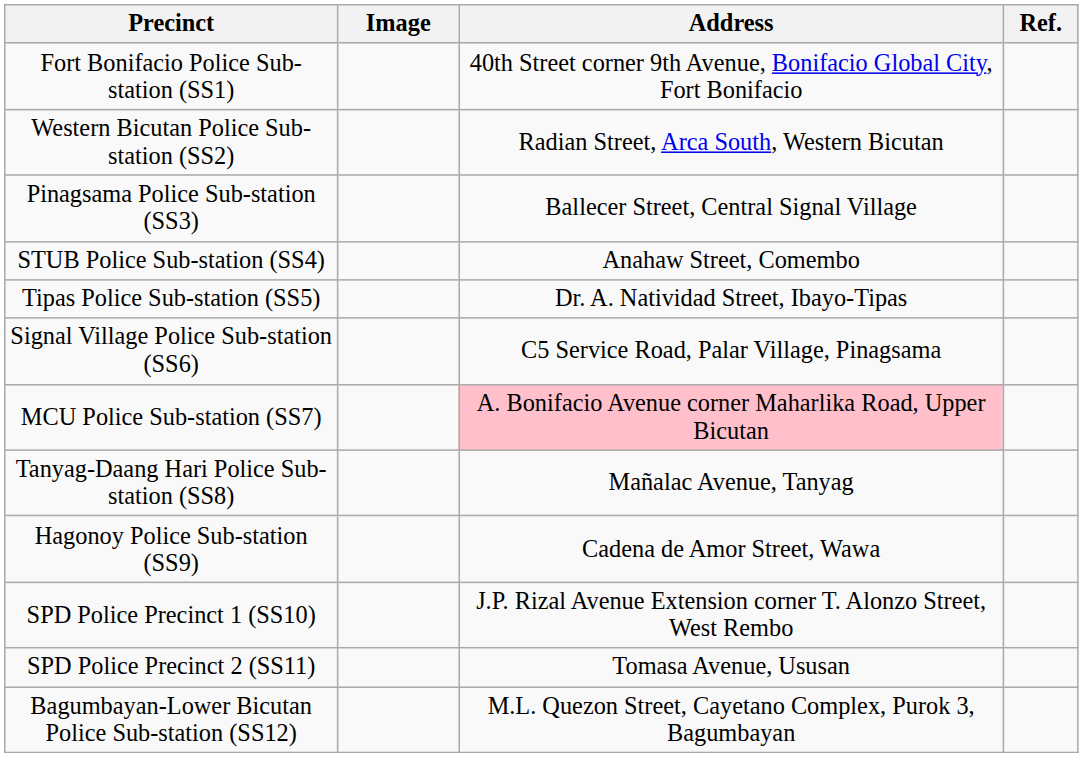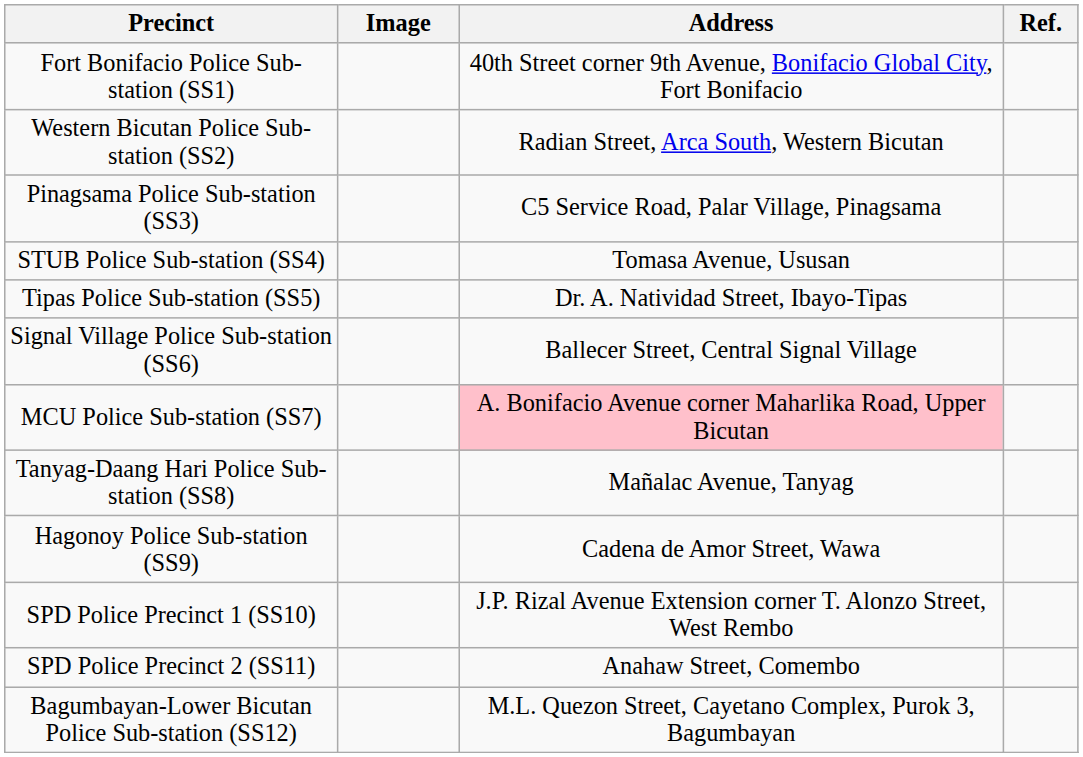(731, 207) Ballecer Street, Central Signal Village -> (731, 207) C5 Service Road, Palar Village, Pinagsama
(731, 260) Anahaw Street, Comembo -> (731, 260) Tomasa Avenue, Ususan
(731, 350) C5 Service Road, Palar Village, Pinagsama -> (731, 350) Ballecer Street, Central Signal Village
(731, 666) Tomasa Avenue, Ususan -> (731, 666) Anahaw Street, Comembo
